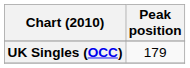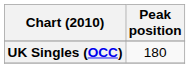(155, 52) 179 -> (155, 52) 180
